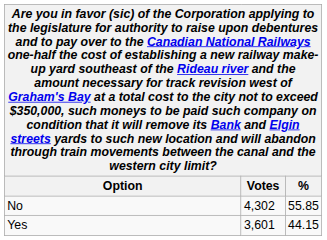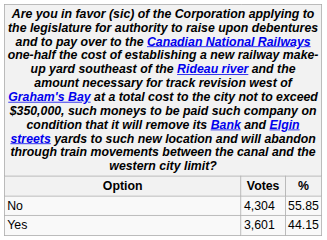(259, 205) 4,302 -> (259, 205) 4,304
